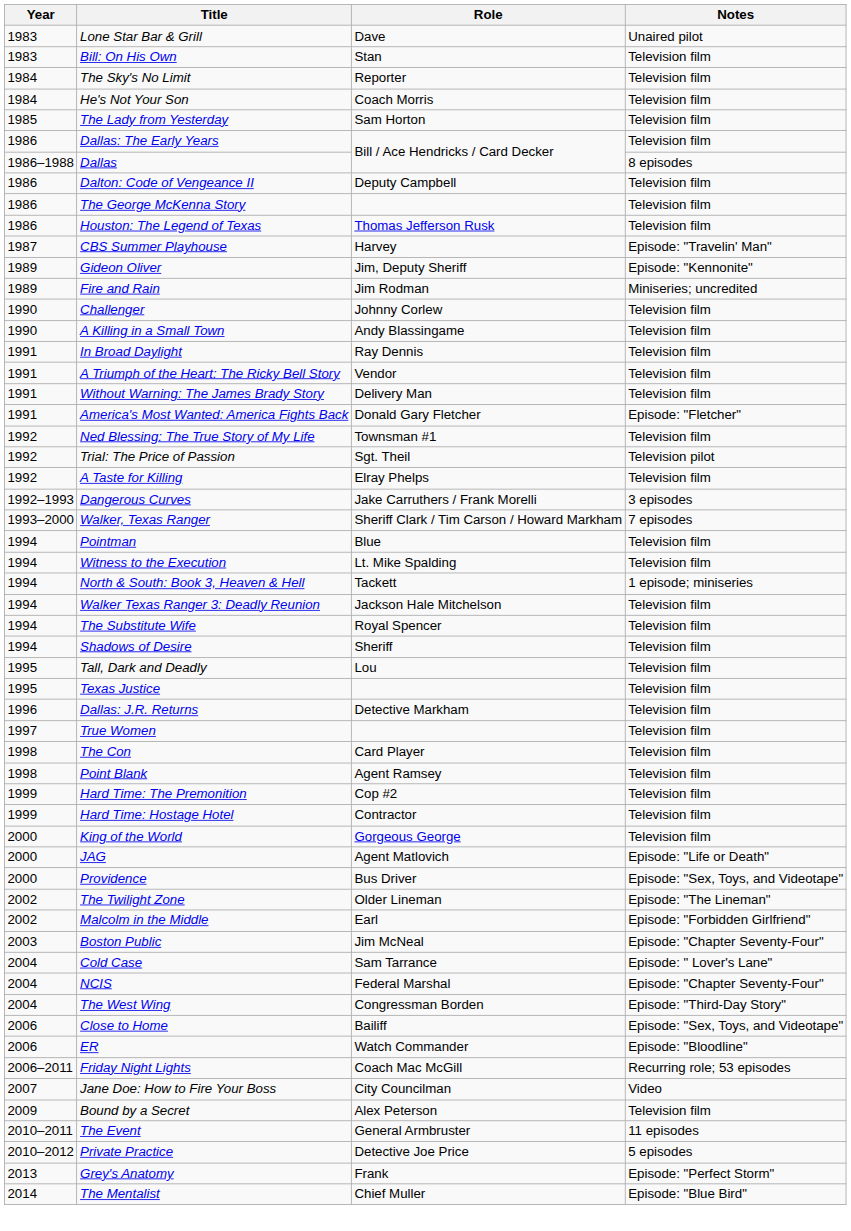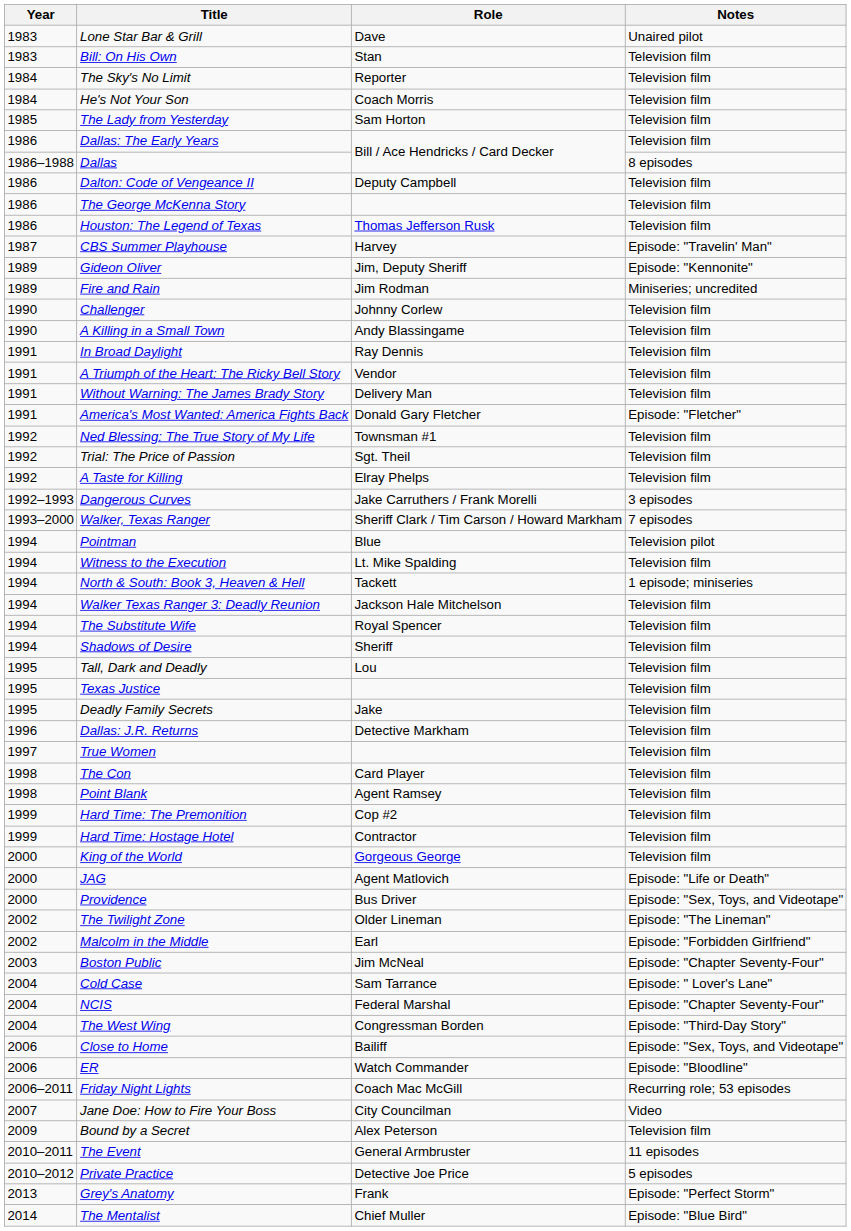(671, 457) Television pilot -> (670, 457) Television film
(670, 541) Television film -> (671, 541) Television pilot
+ row: (146, 710)
